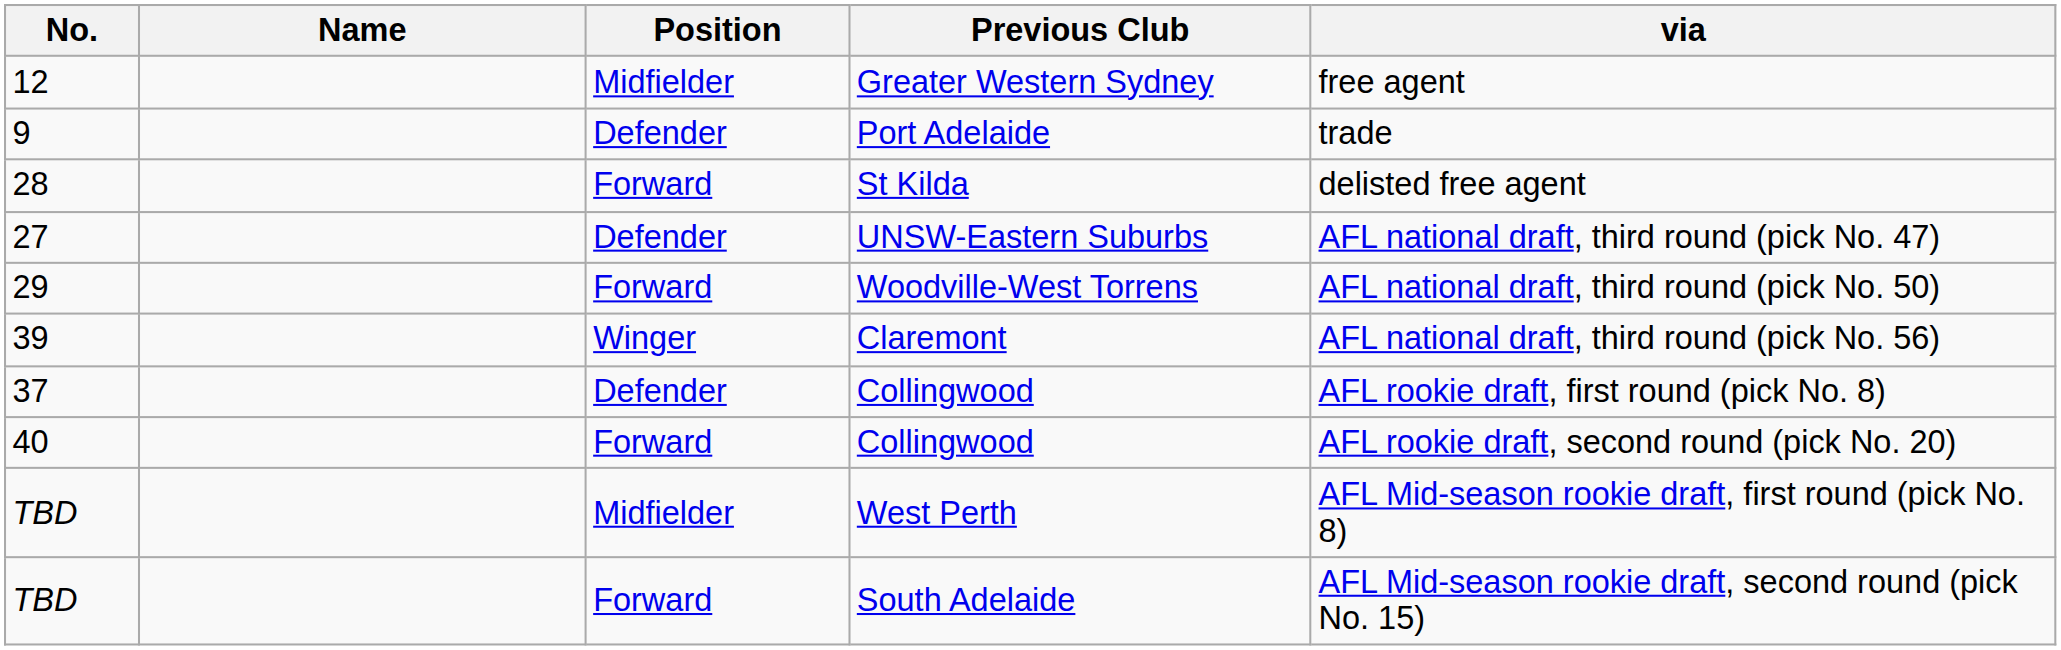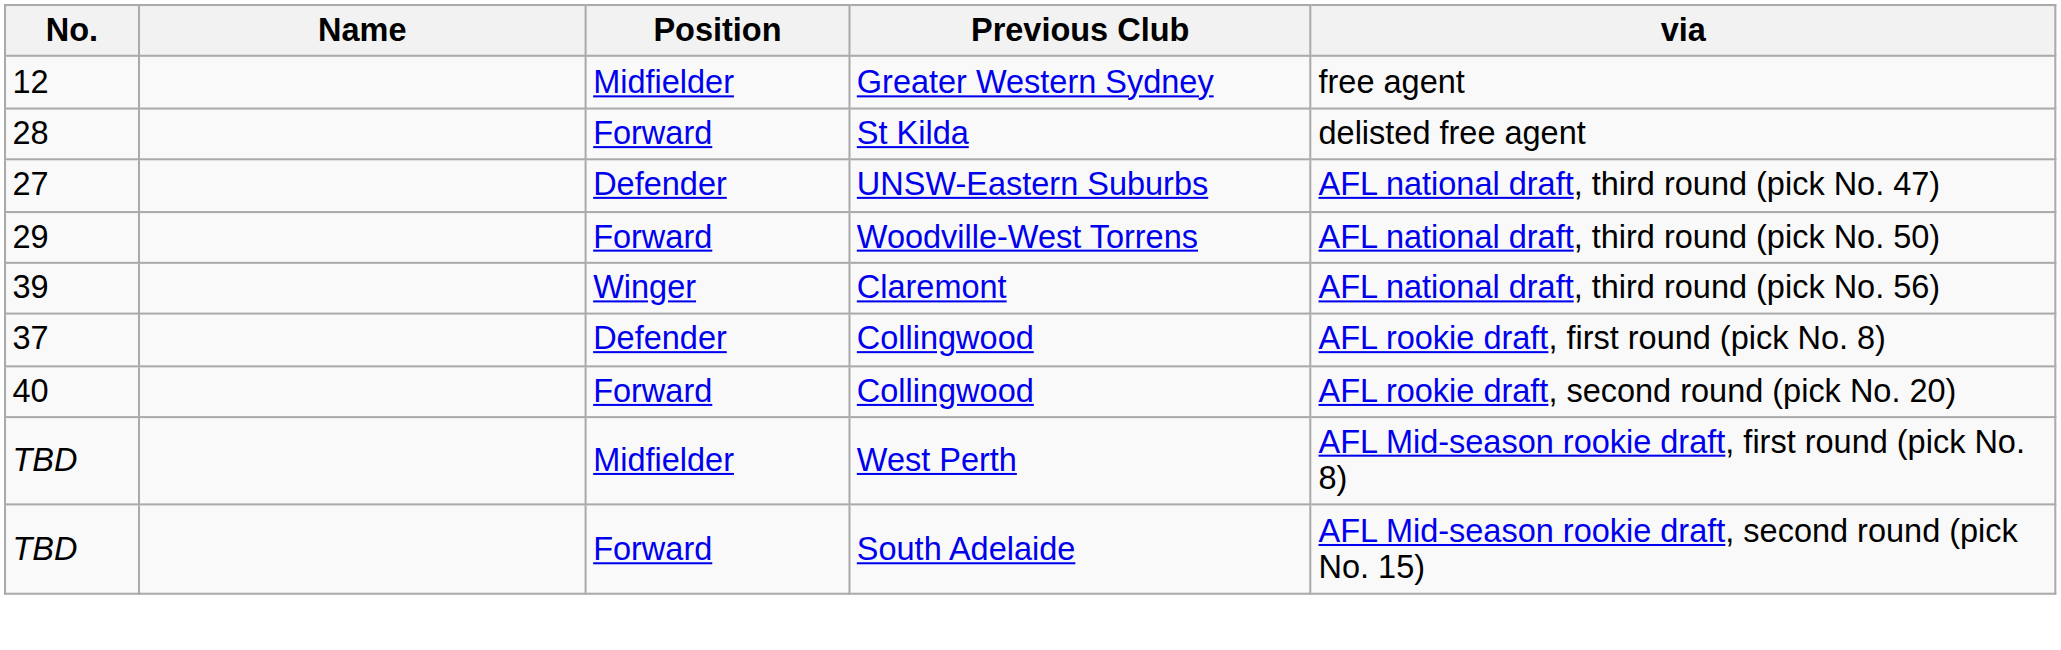- row: (22, 133)
